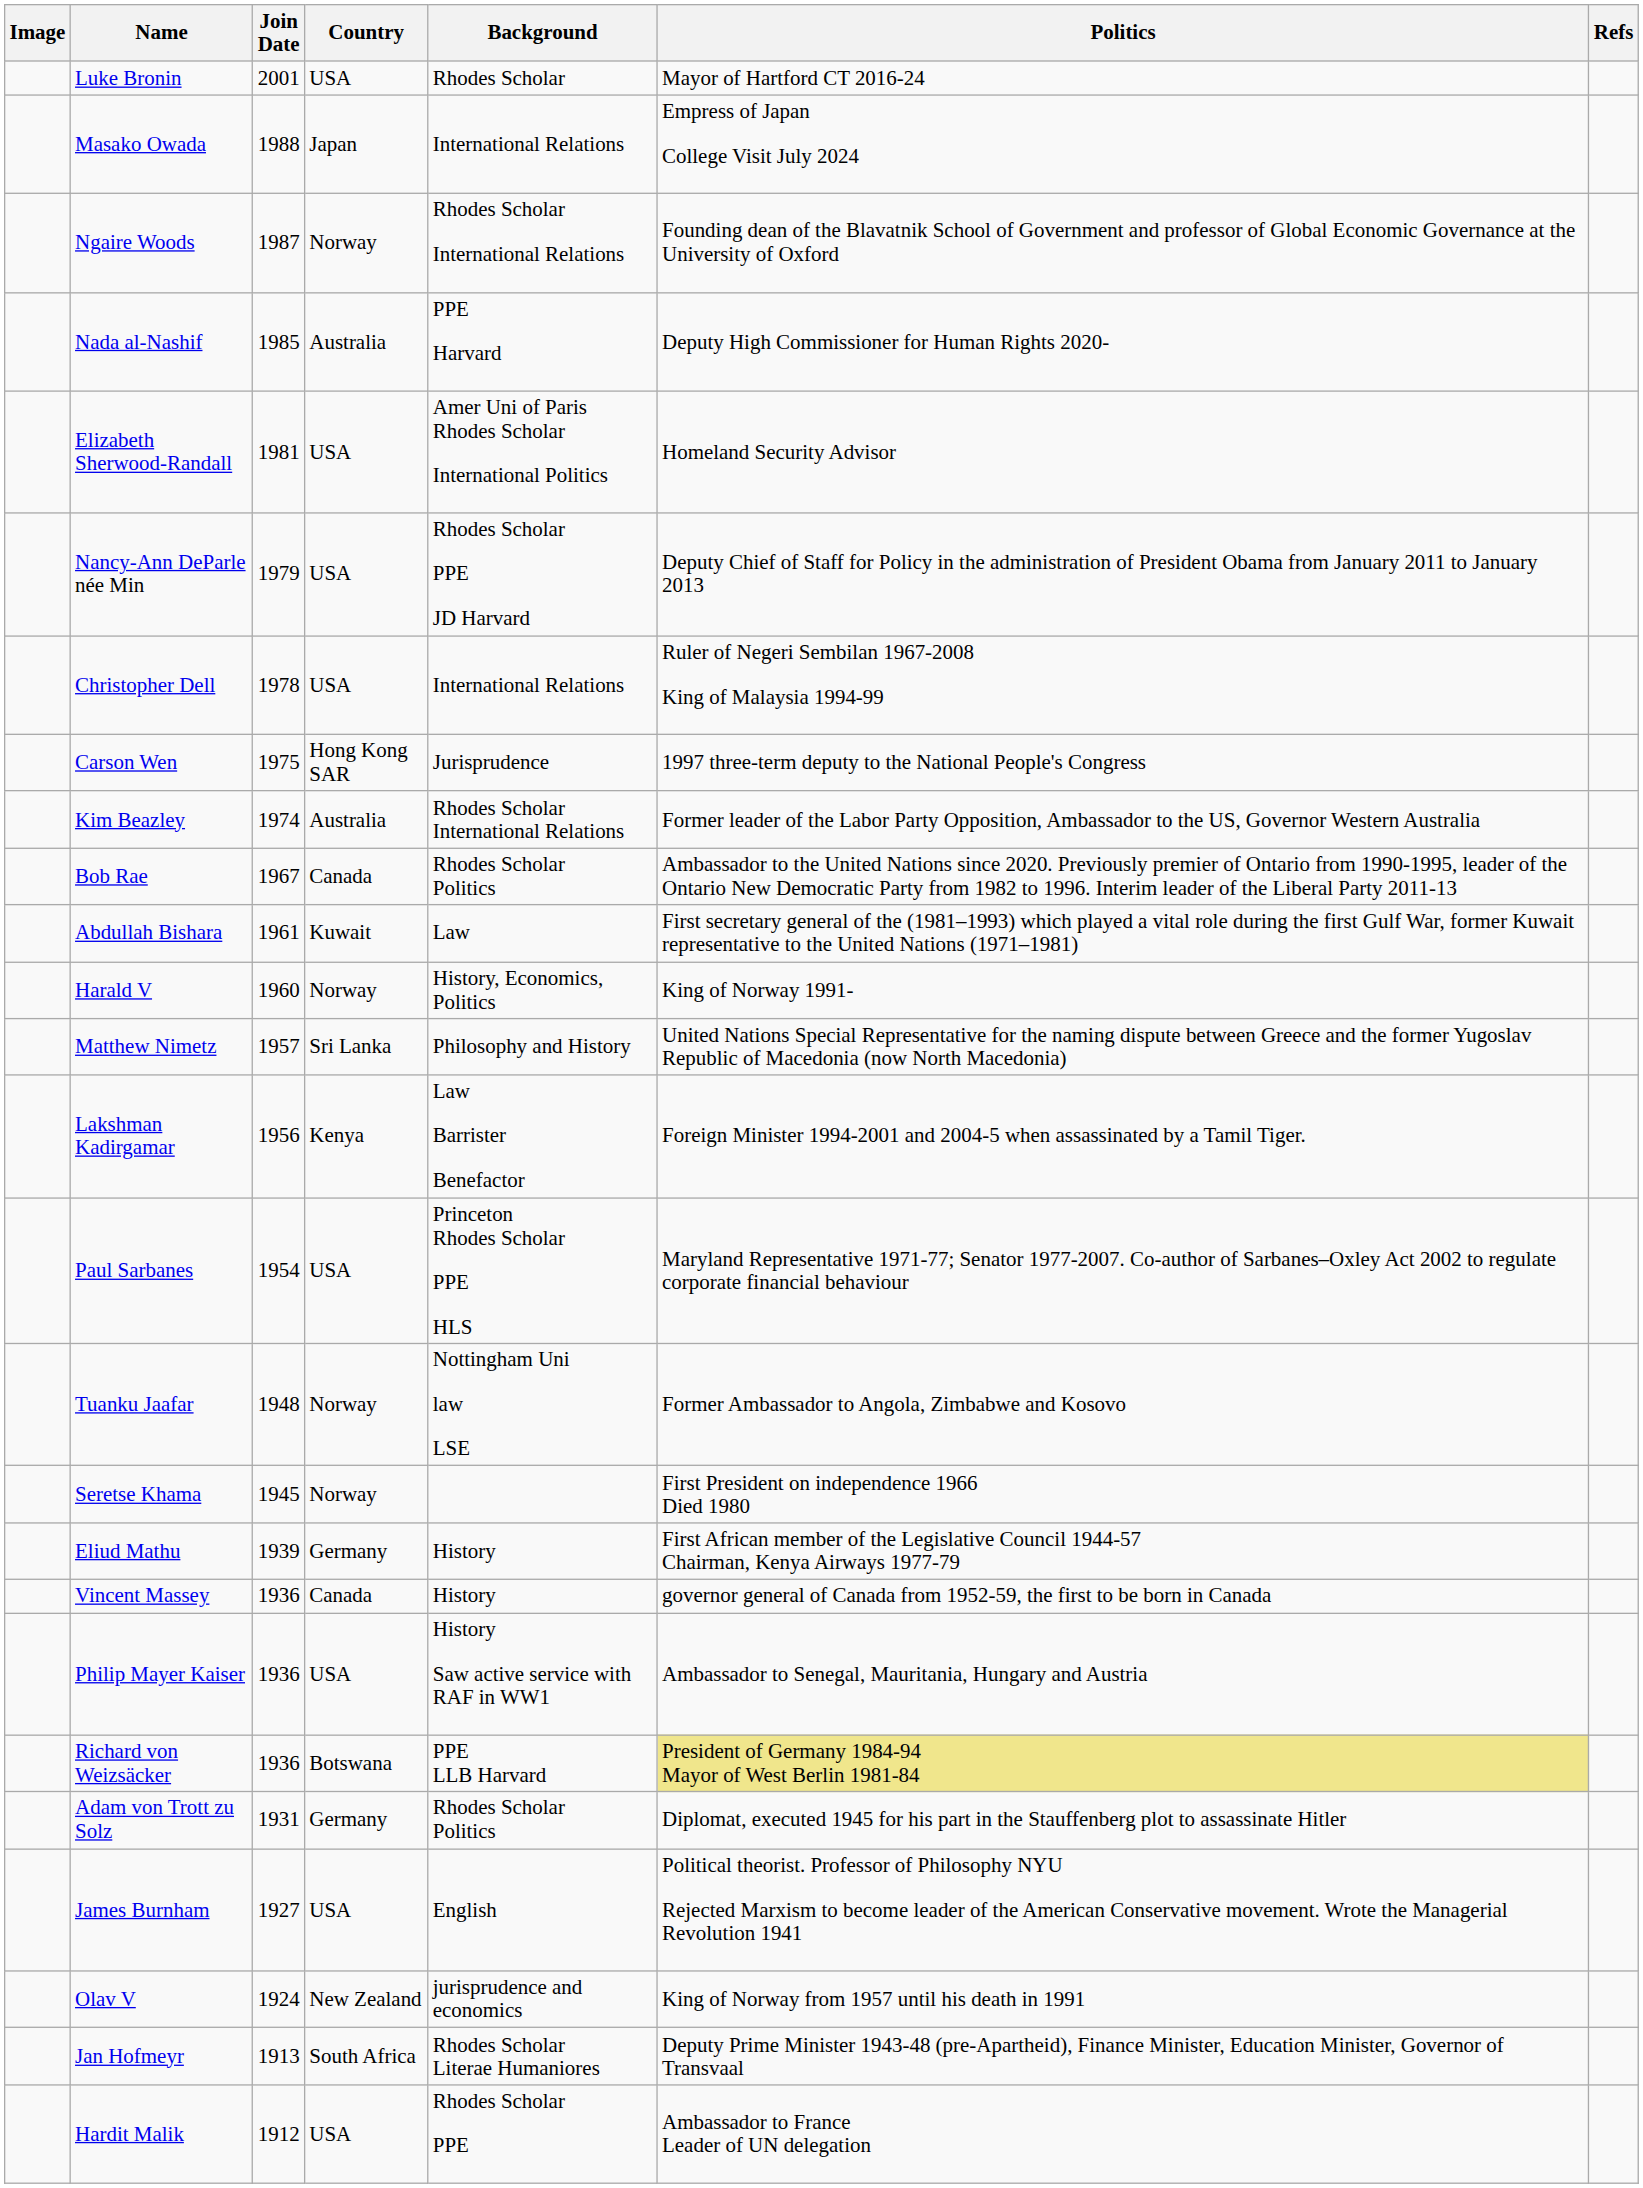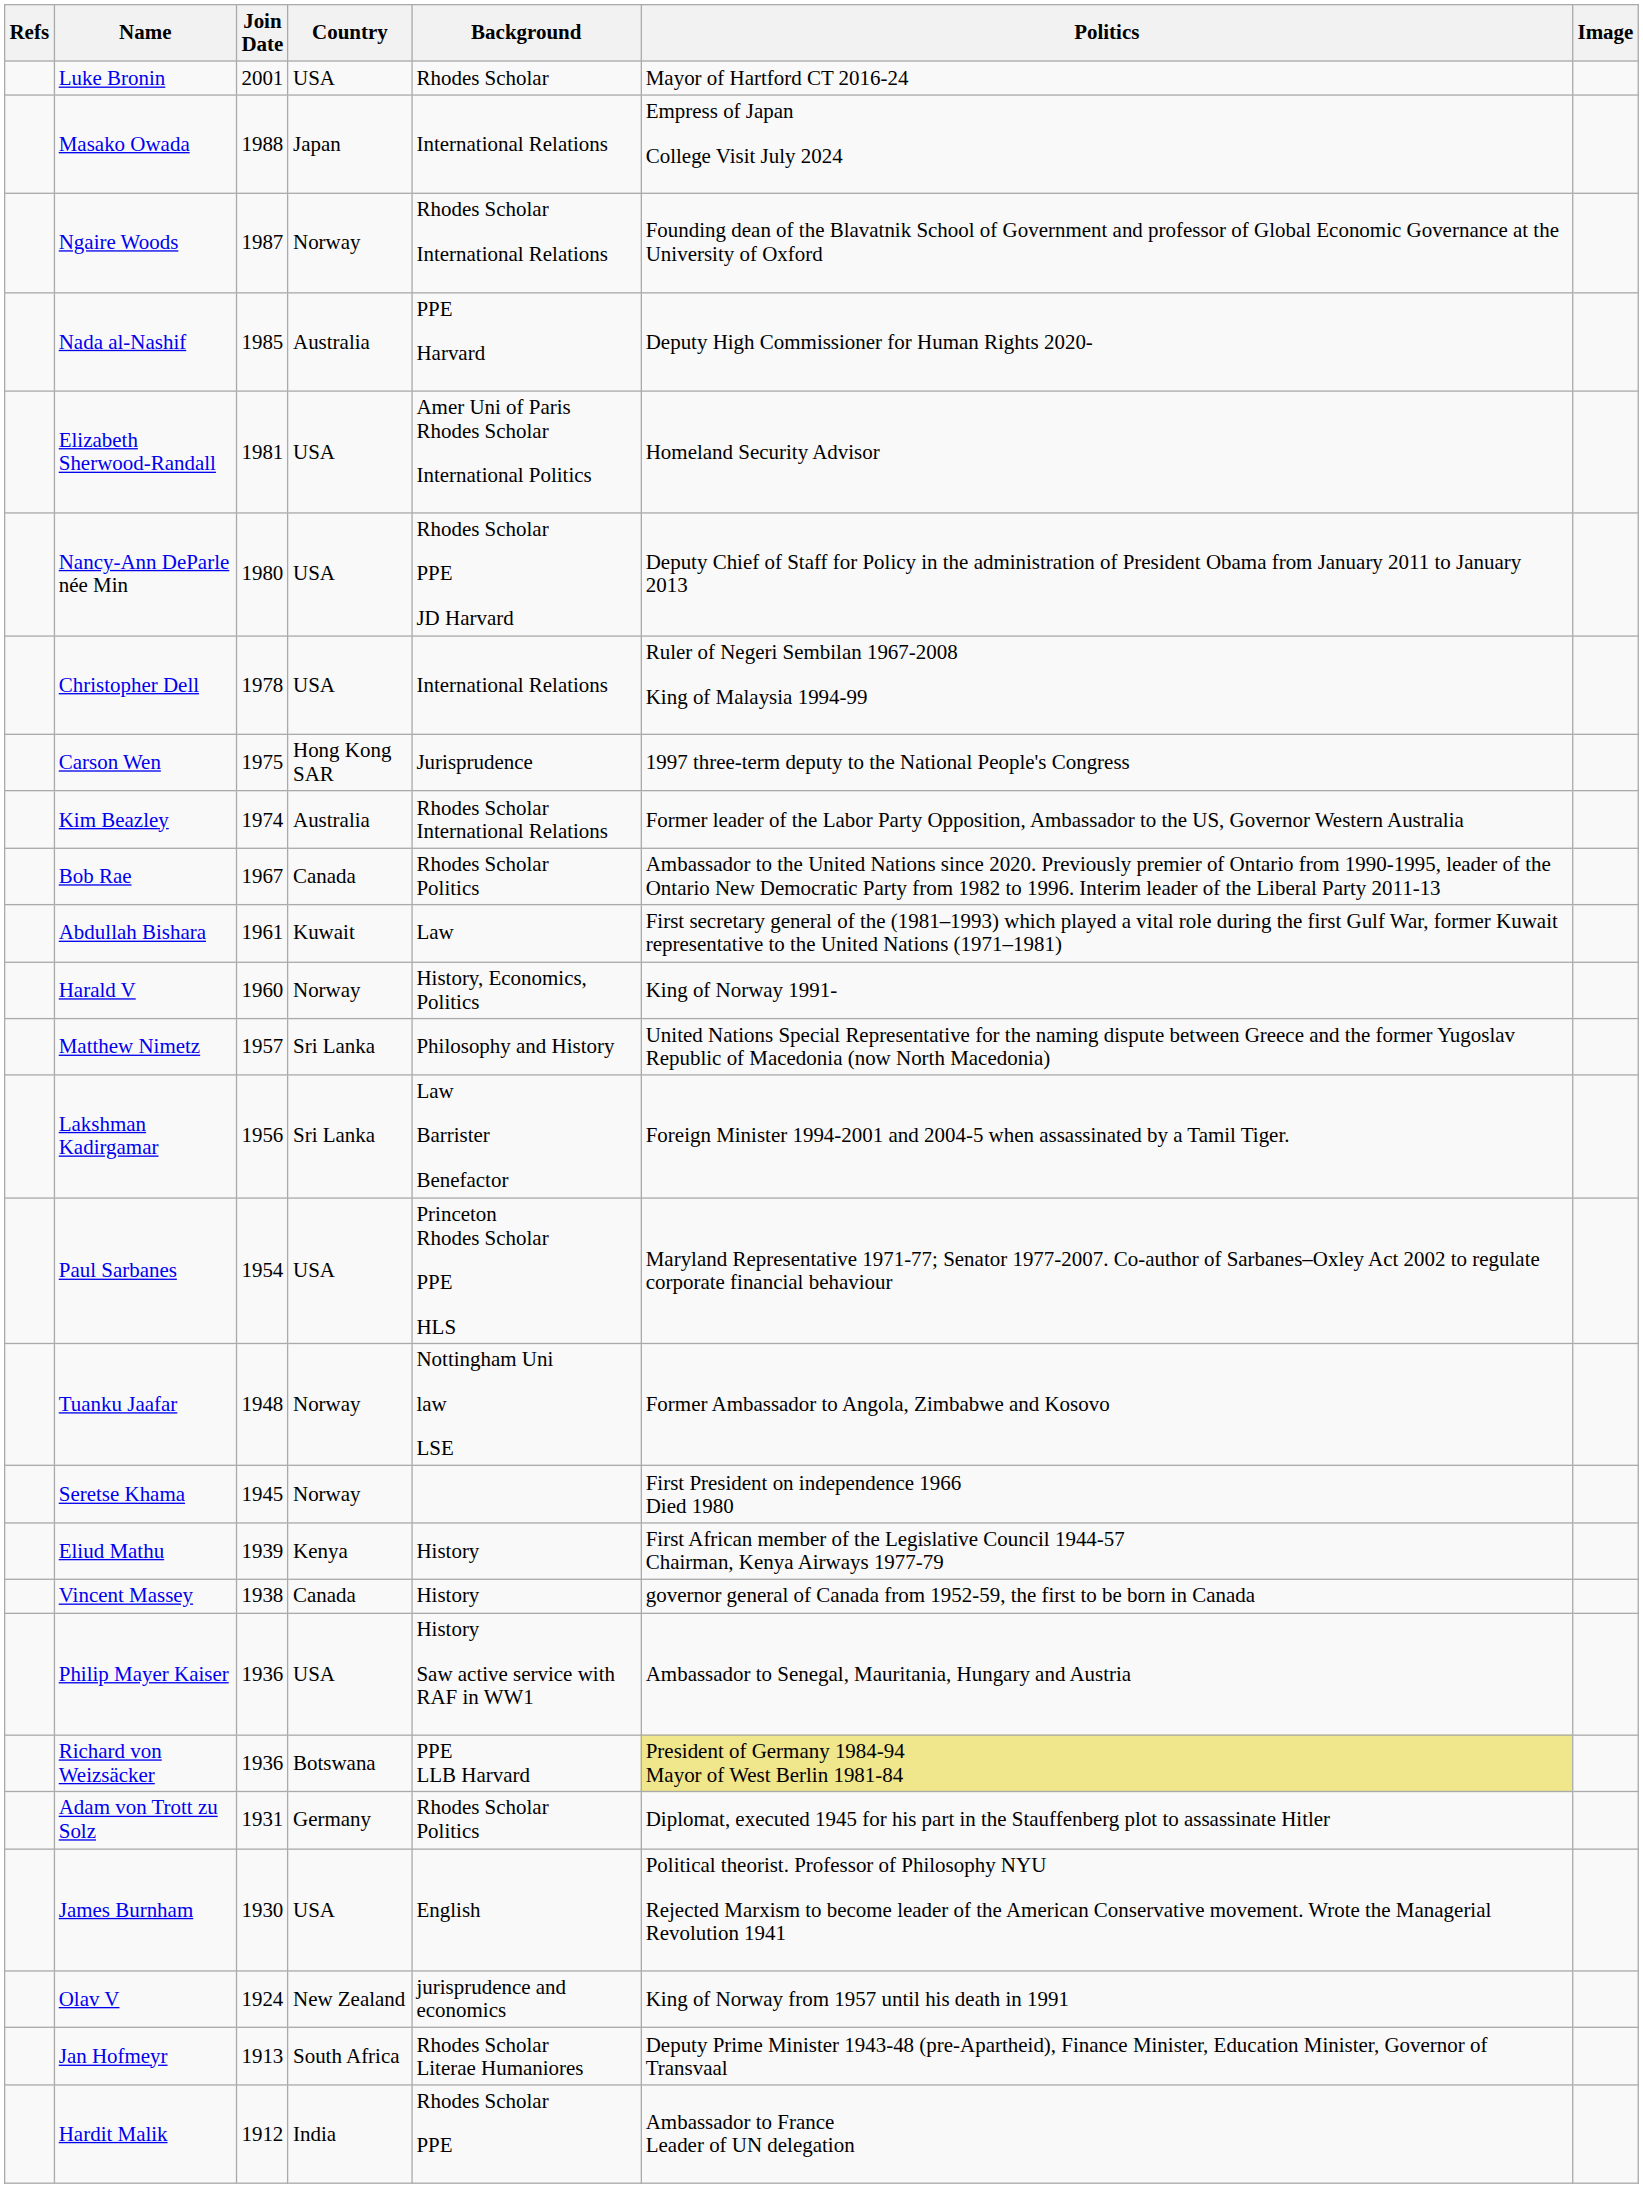columns swapped: (37, 32) <-> (1614, 32)
(279, 574) 1979 -> (262, 574) 1980
(337, 1136) Kenya -> (334, 1136) Sri Lanka
(348, 1550) Germany -> (320, 1550) Kenya
(279, 1595) 1936 -> (262, 1595) 1938
(279, 1909) 1927 -> (262, 1909) 1930
(330, 2133) USA -> (315, 2133) India
